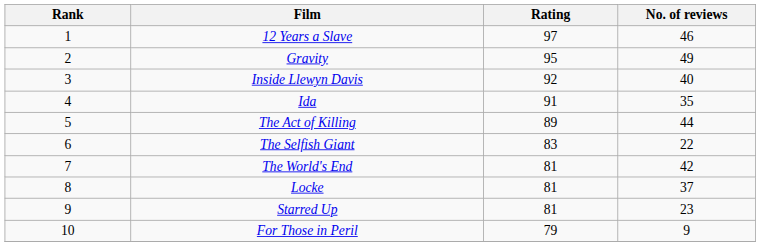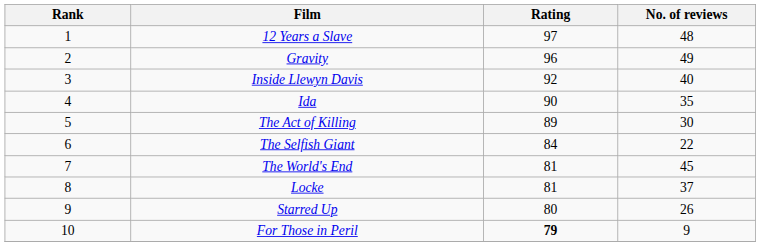(687, 36) 46 -> (687, 36) 48
(551, 58) 95 -> (551, 58) 96
(551, 101) 91 -> (551, 101) 90
(687, 123) 44 -> (687, 123) 30
(551, 144) 83 -> (551, 144) 84
(687, 166) 42 -> (687, 166) 45
(551, 209) 81 -> (551, 209) 80
(687, 209) 23 -> (687, 209) 26
(551, 230) normal -> (551, 230) bold
